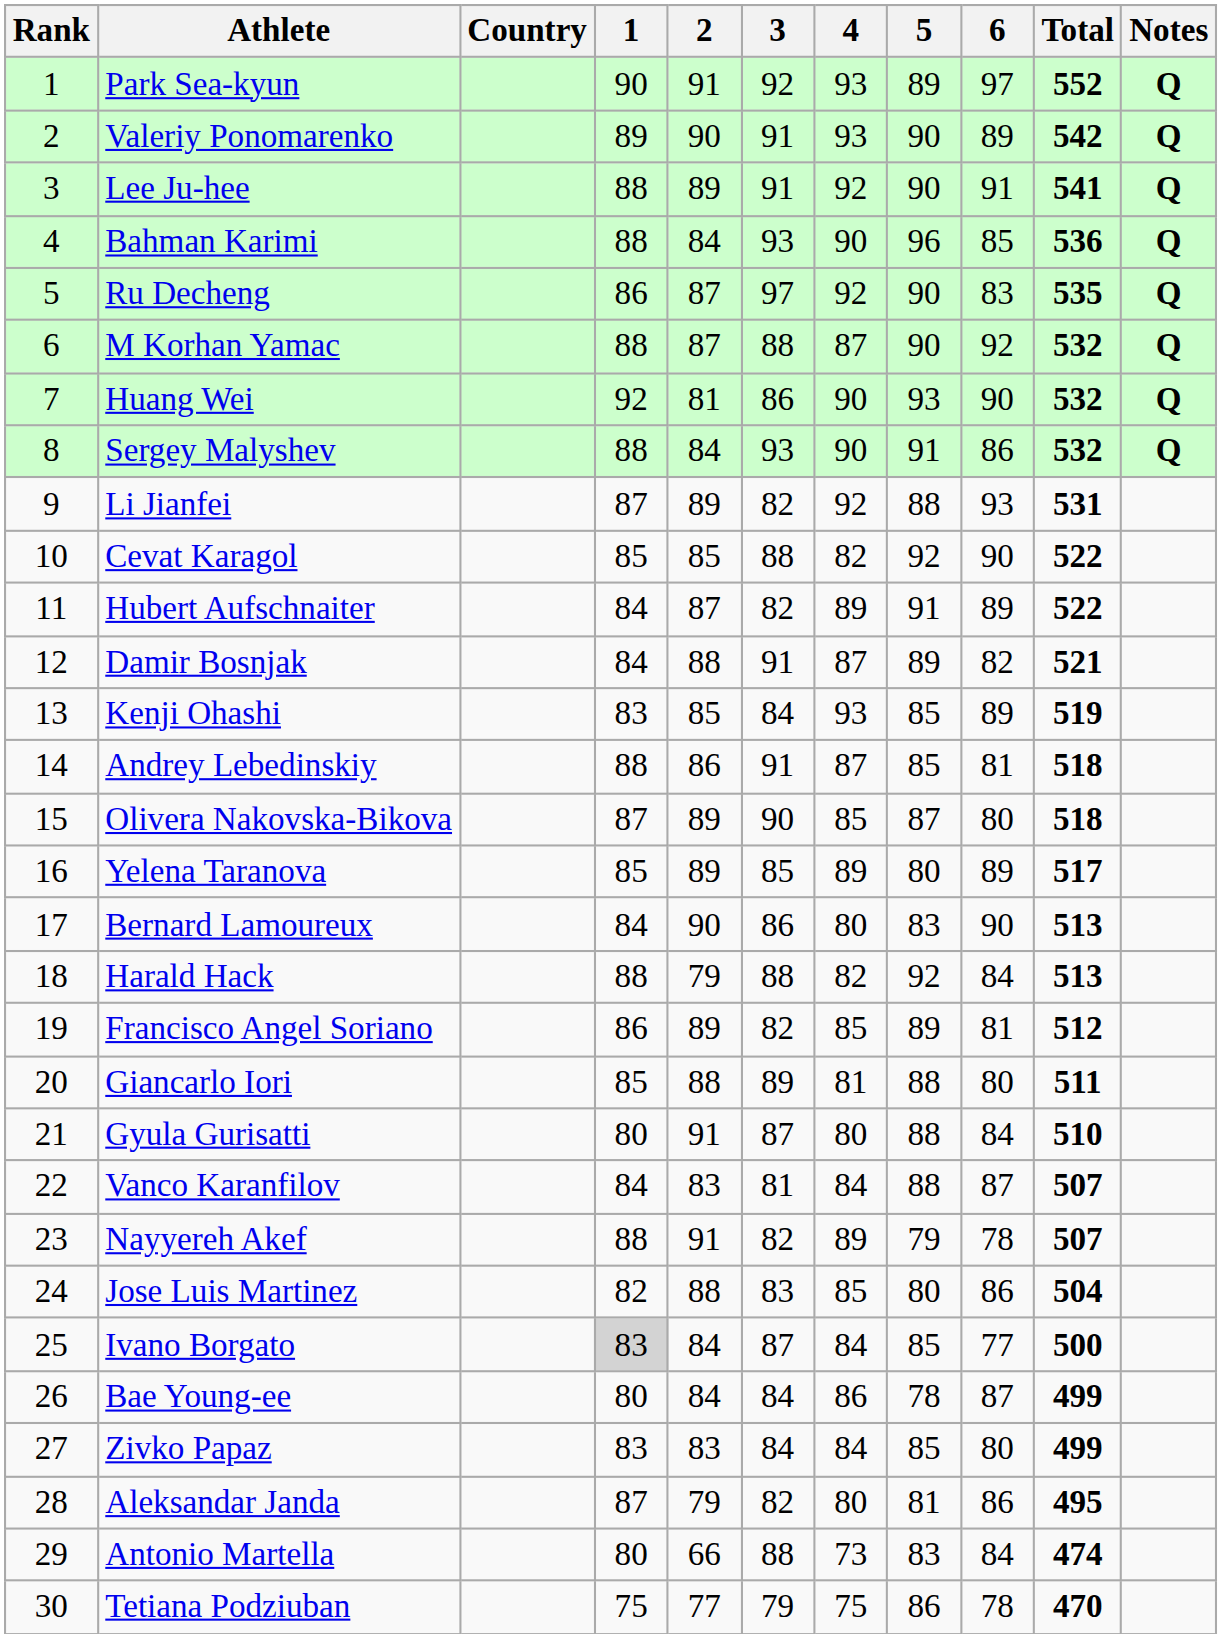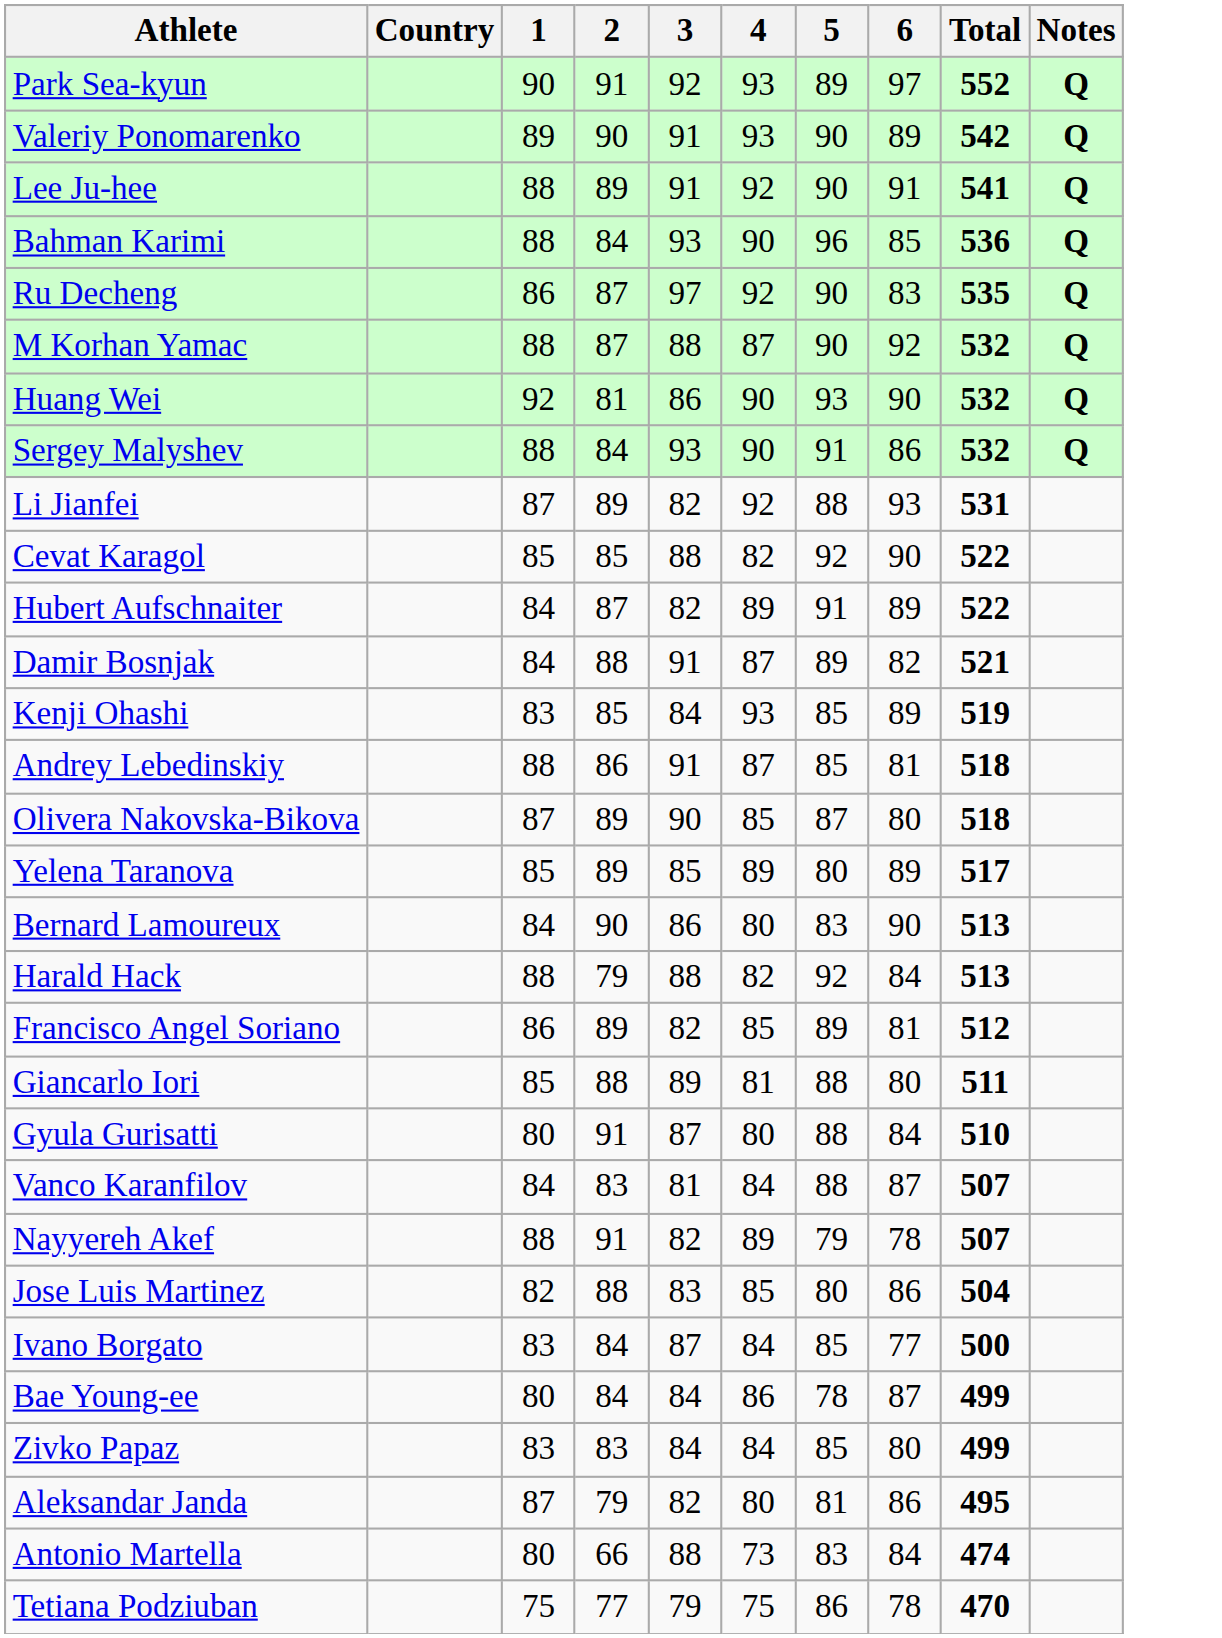- column: (51, 30)
(631, 1343) lightgrey background -> (539, 1343) no background
